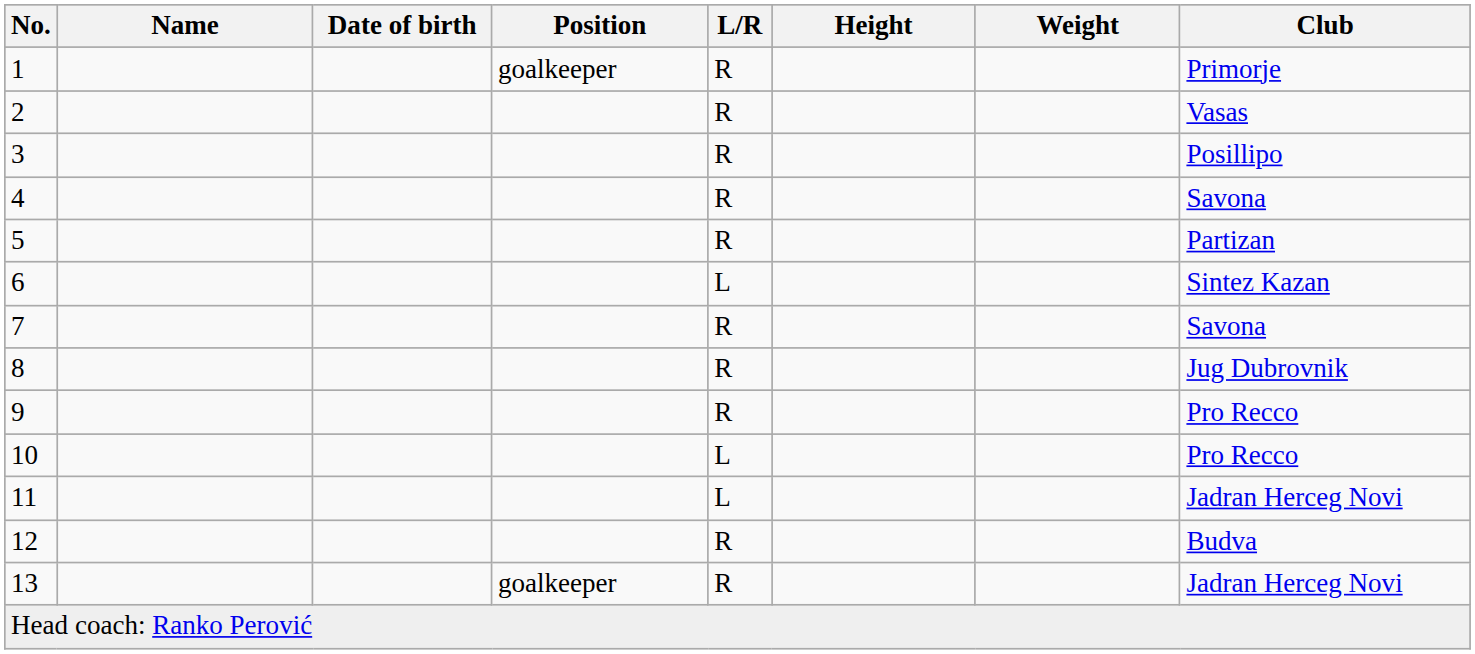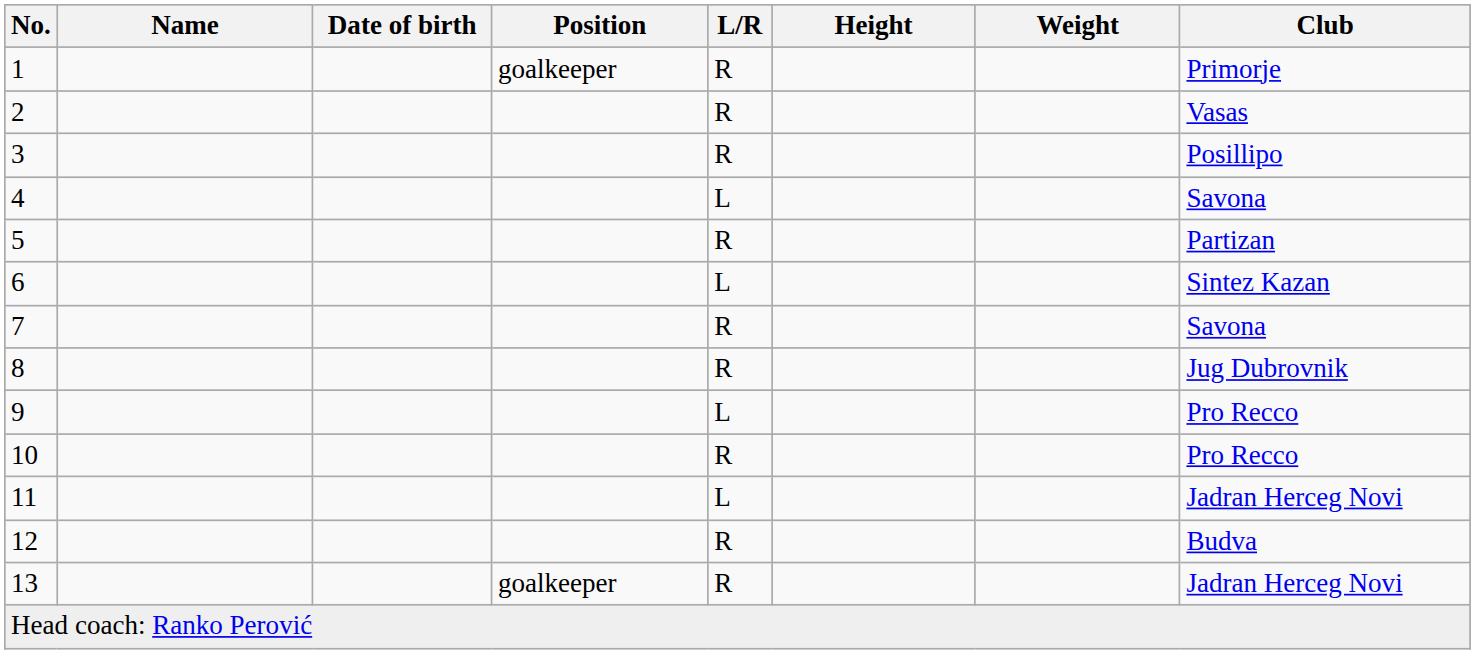(723, 197) R -> (722, 197) L
(723, 411) R -> (722, 411) L
(722, 454) L -> (723, 454) R
